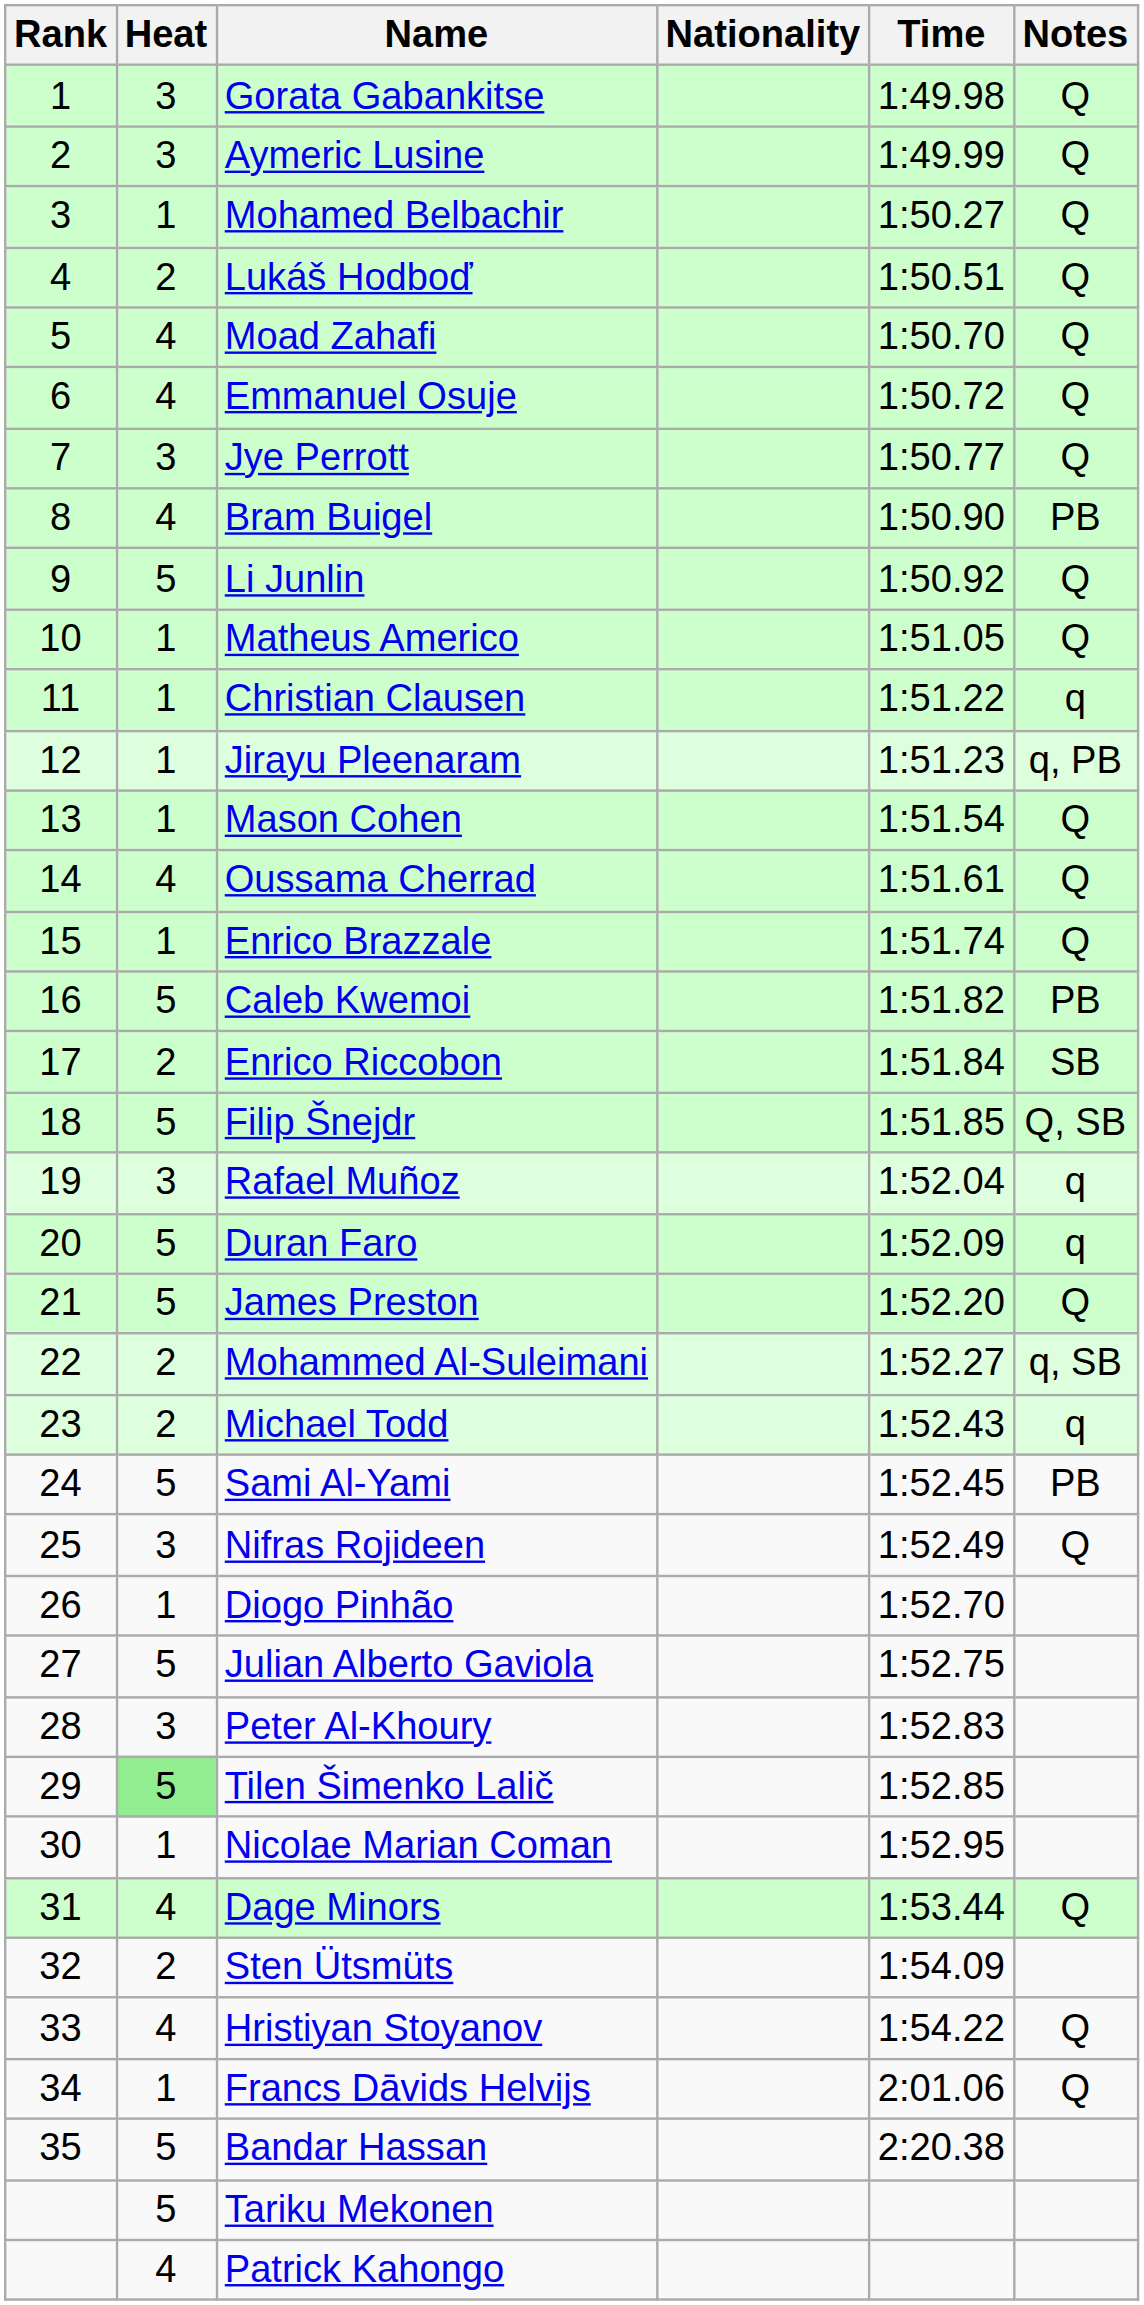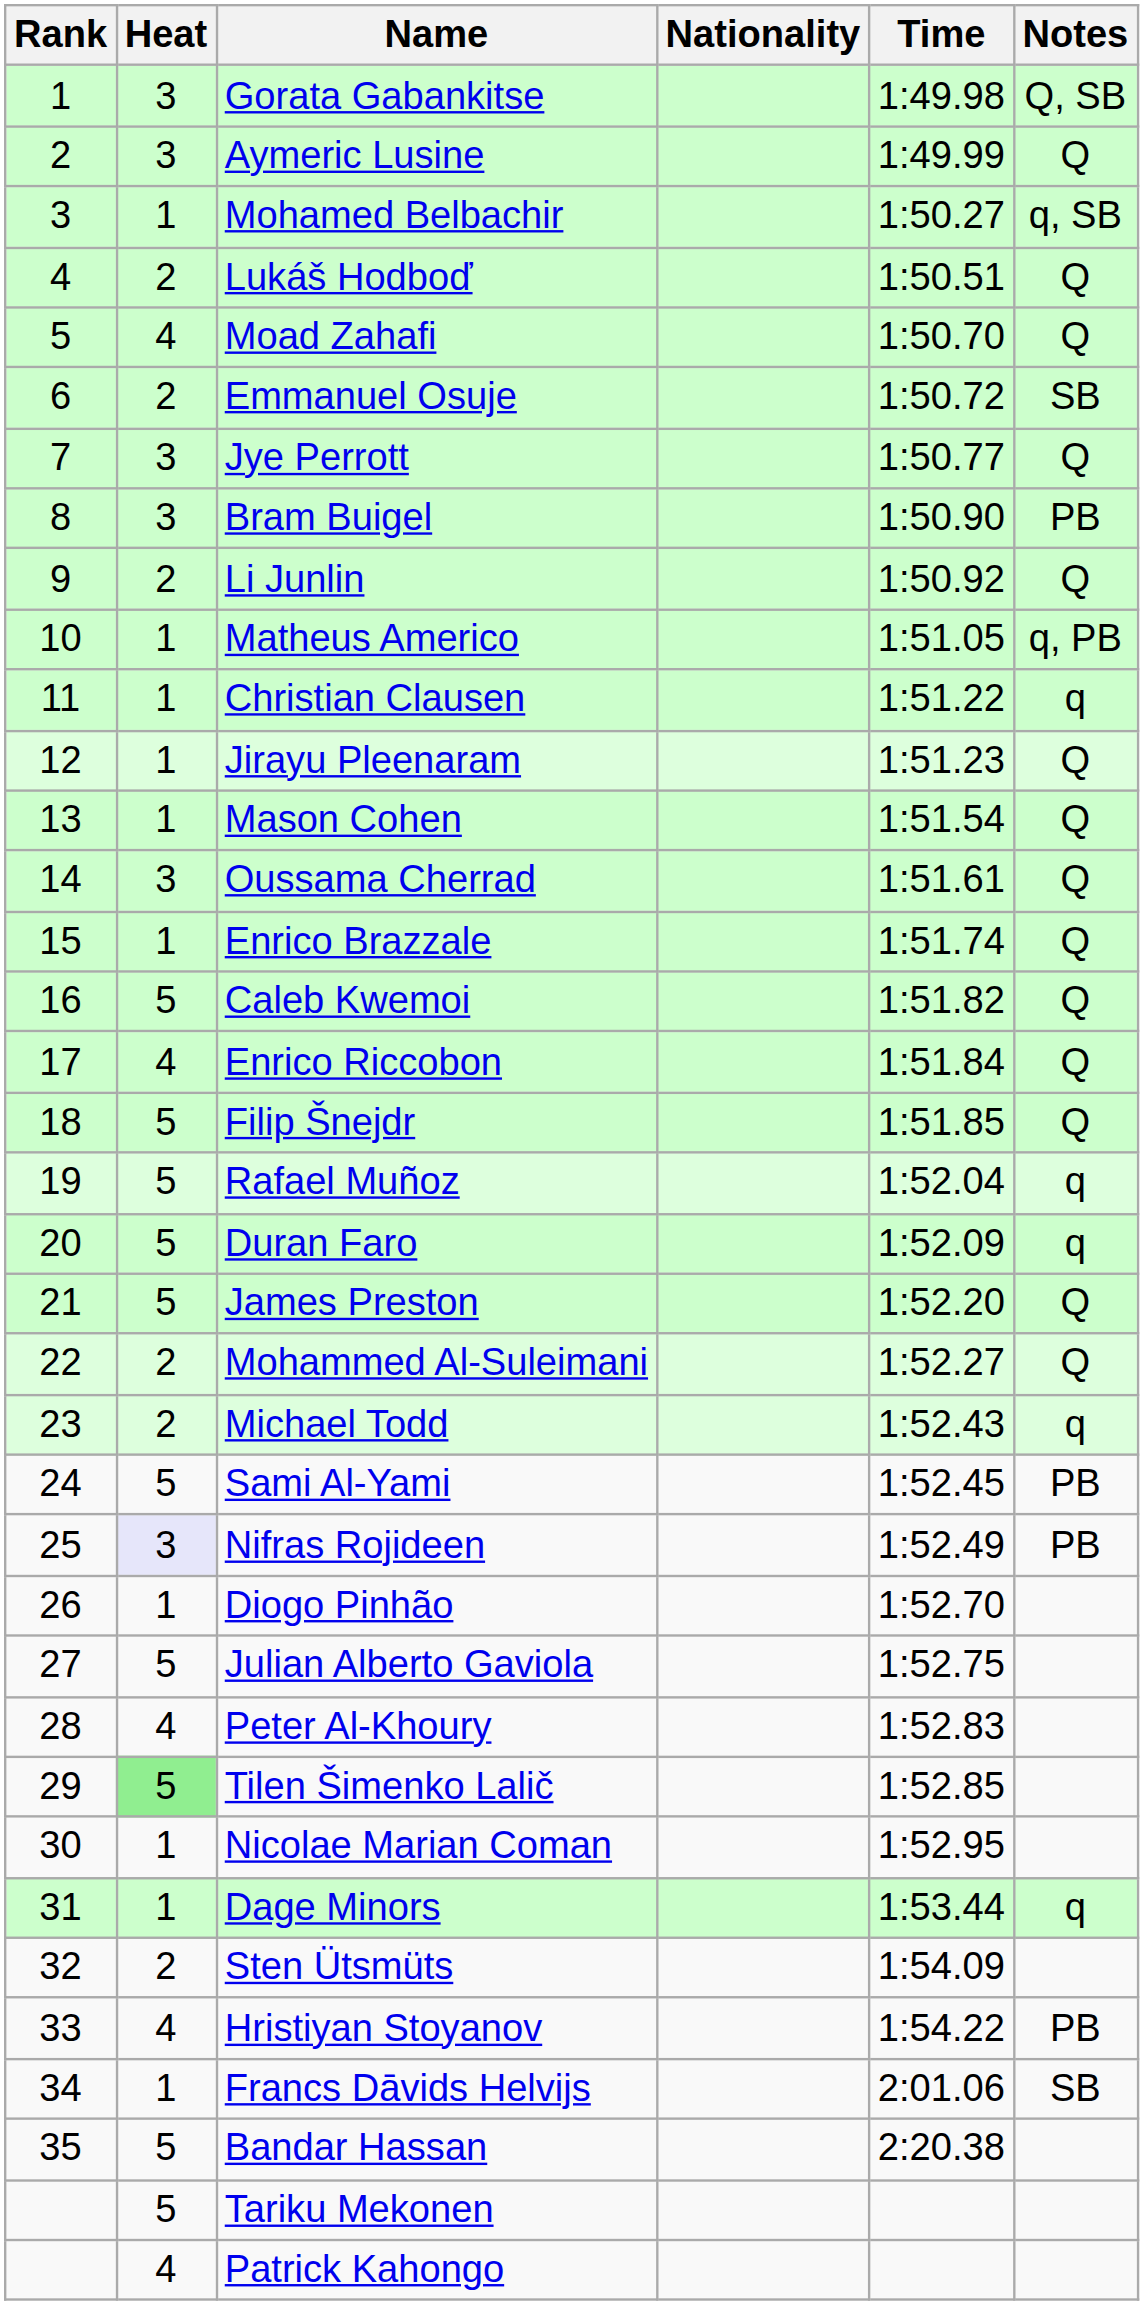(1075, 95) Q -> (1075, 95) Q, SB
(1075, 215) Q -> (1075, 215) q, SB
(166, 397) 4 -> (166, 397) 2
(1075, 397) Q -> (1075, 397) SB
(166, 517) 4 -> (166, 517) 3
(166, 578) 5 -> (166, 578) 2
(1075, 638) Q -> (1075, 638) q, PB
(1075, 759) q, PB -> (1075, 759) Q
(166, 880) 4 -> (166, 880) 3
(1075, 1000) PB -> (1075, 1000) Q
(166, 1061) 2 -> (166, 1061) 4
(1075, 1061) SB -> (1075, 1061) Q
(1075, 1121) Q, SB -> (1075, 1121) Q
(166, 1182) 3 -> (166, 1182) 5
(1075, 1363) q, SB -> (1075, 1363) Q
(166, 1544) no background -> (166, 1544) lavender background
(1075, 1544) Q -> (1075, 1544) PB
(166, 1725) 3 -> (166, 1725) 4
(166, 1906) 4 -> (166, 1906) 1
(1075, 1906) Q -> (1075, 1906) q
(1075, 2027) Q -> (1075, 2027) PB
(1075, 2088) Q -> (1075, 2088) SB
